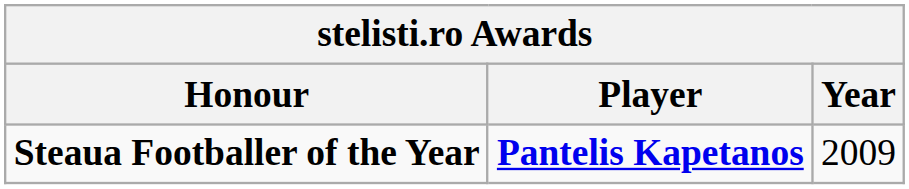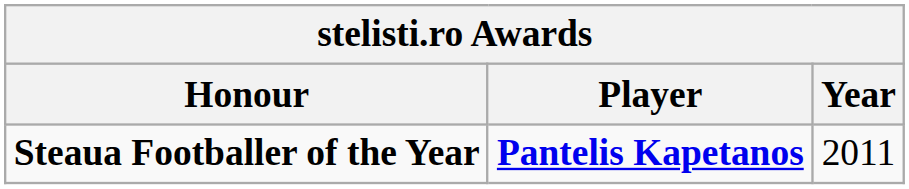(858, 152) 2009 -> (858, 152) 2011
